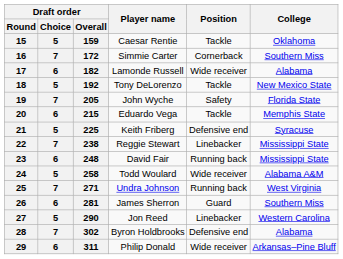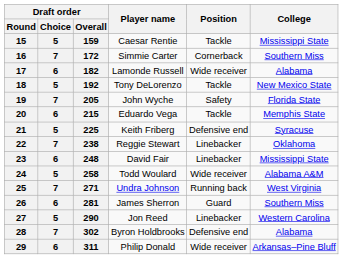(294, 41) Oklahoma -> (294, 41) Mississippi State
(294, 144) Mississippi State -> (294, 144) Oklahoma
(219, 159) Running back -> (219, 159) Linebacker
